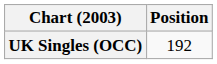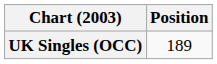(179, 44) 192 -> (179, 44) 189
